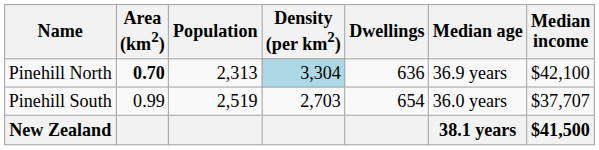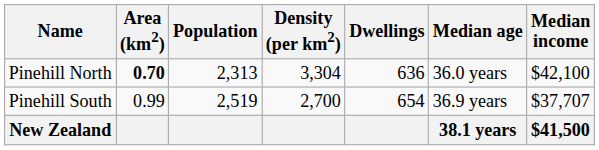(320, 72) lightblue background -> (320, 72) no background
(470, 72) 36.9 years -> (470, 72) 36.0 years
(320, 101) 2,703 -> (320, 101) 2,700
(470, 101) 36.0 years -> (470, 101) 36.9 years
